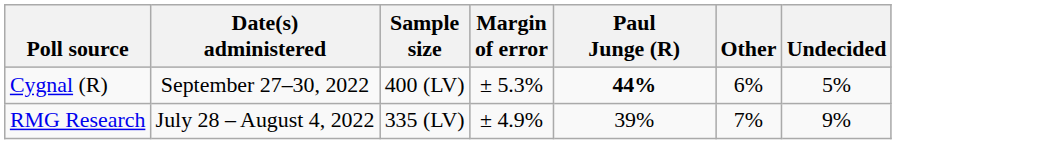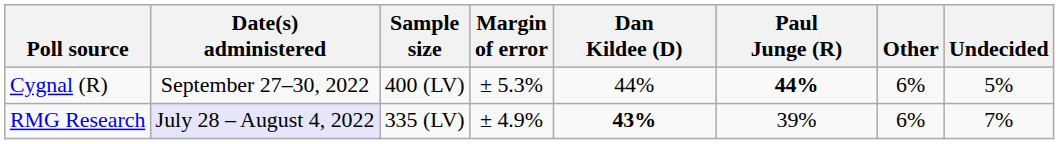+ column: (634, 35)
(265, 120) no background -> (265, 120) lavender background
(748, 120) 7% -> (911, 120) 6%
(836, 120) 9% -> (999, 120) 7%
